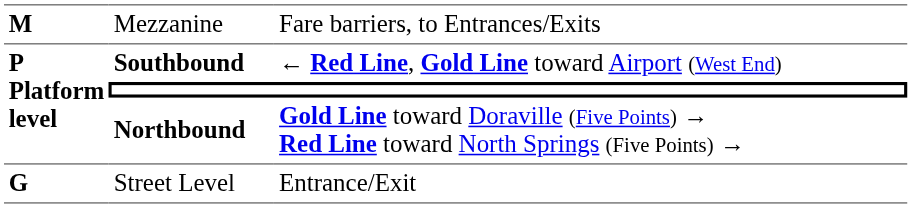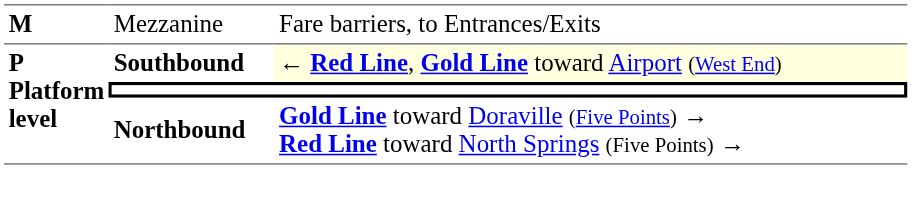(530, 62) no background -> (530, 62) lightyellow background
- row: (174, 183)
